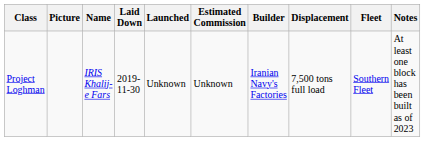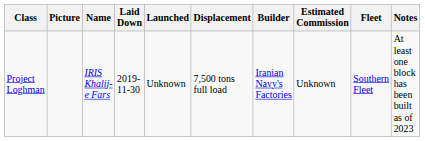columns swapped: (320, 17) <-> (220, 17)
